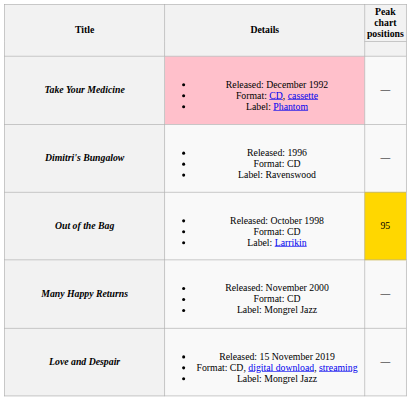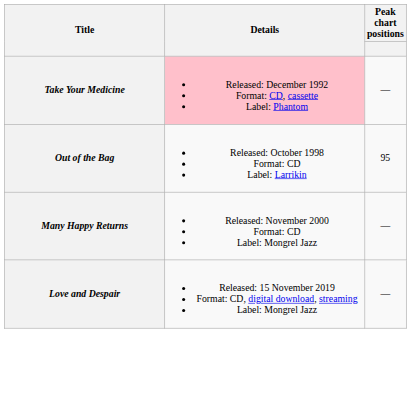- row: (85, 158)
(385, 226) gold background -> (385, 158) no background
